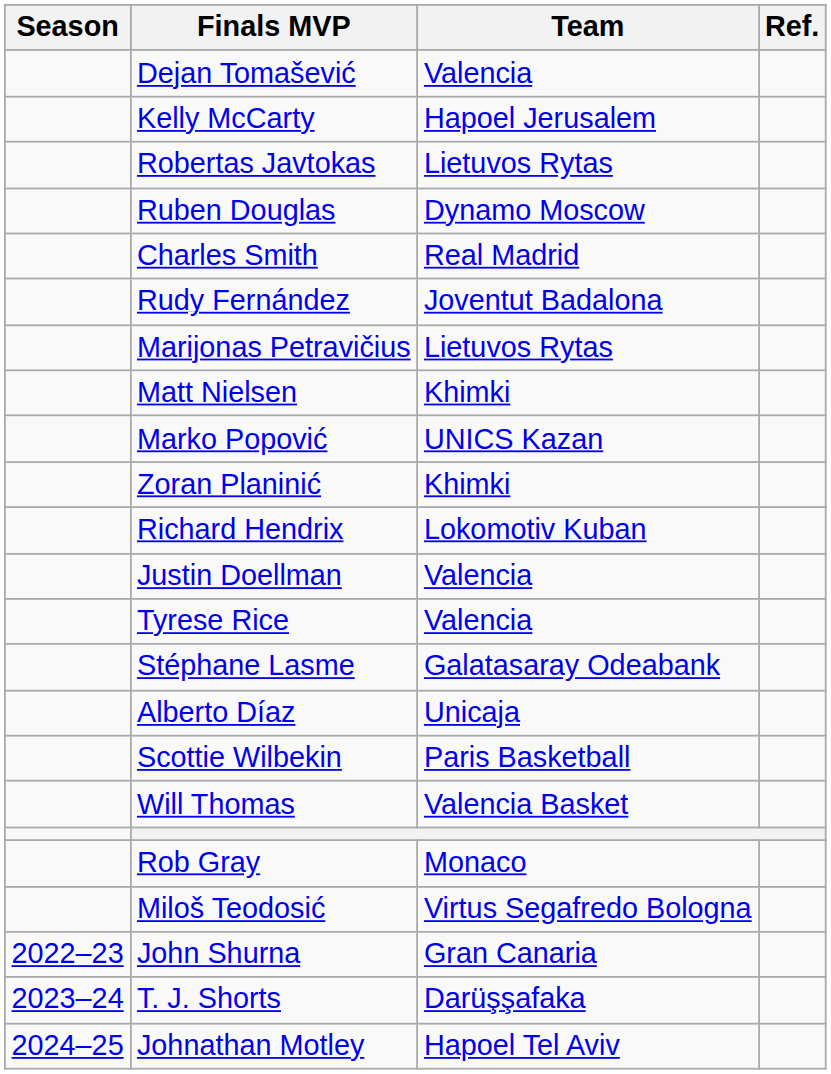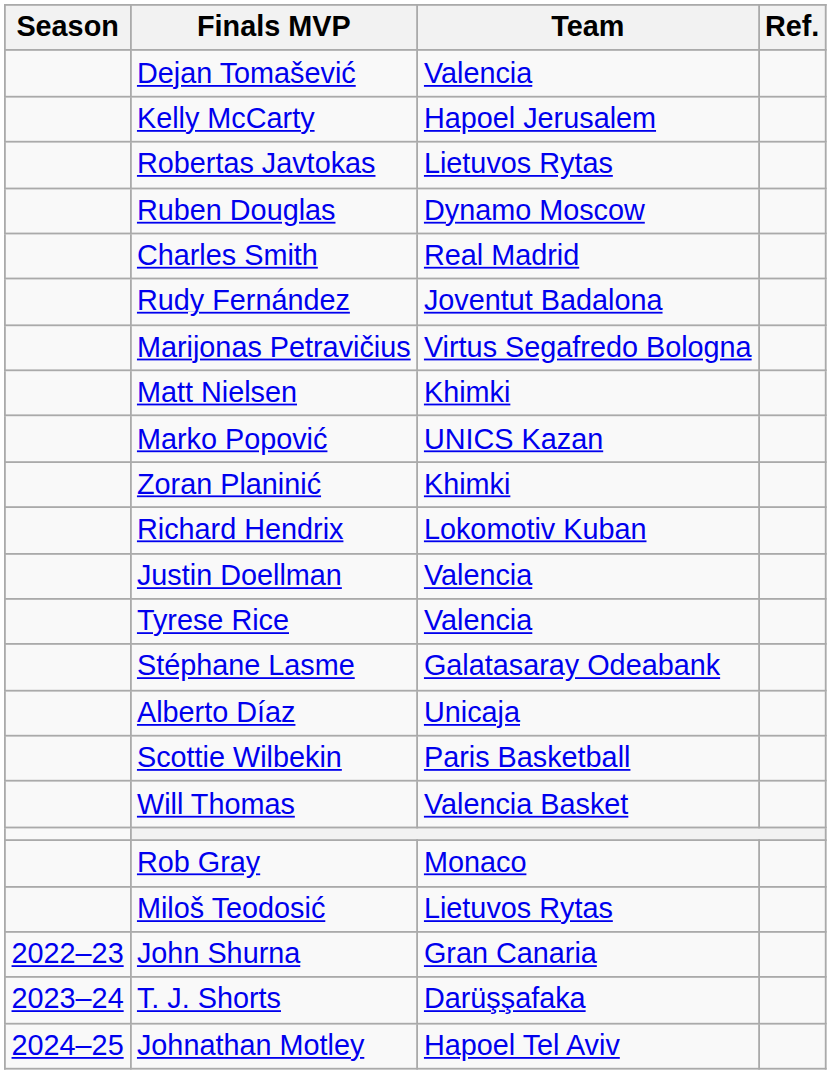(518, 347) Lietuvos Rytas -> (588, 347) Virtus Segafredo Bologna
(588, 908) Virtus Segafredo Bologna -> (518, 908) Lietuvos Rytas
